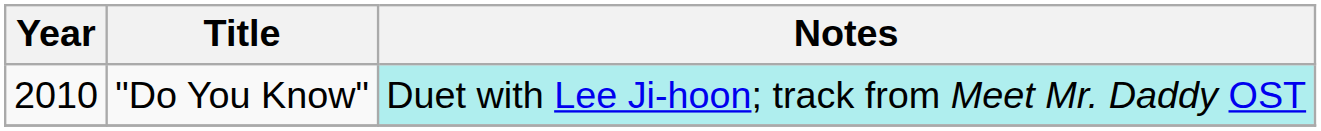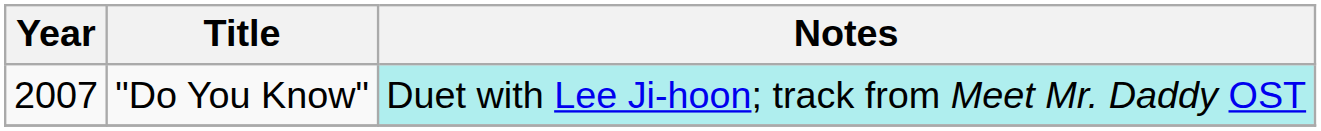(56, 94) 2010 -> (56, 94) 2007
